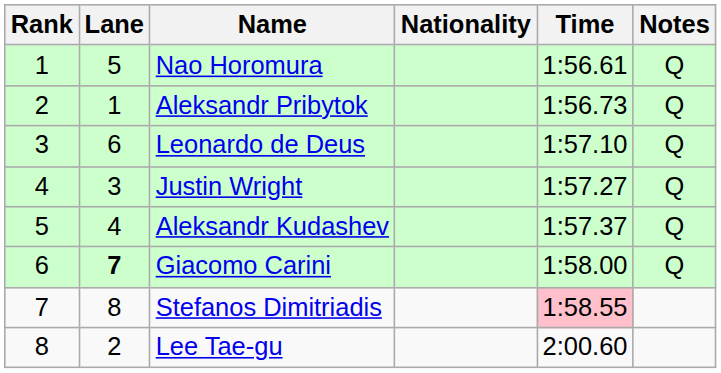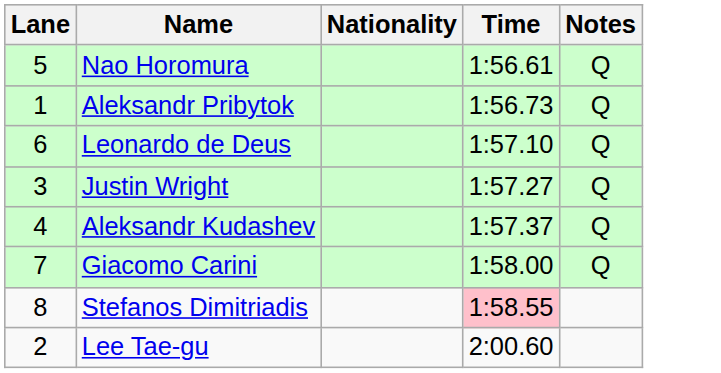- column: (42, 24)
(114, 266) bold -> (40, 266) normal
